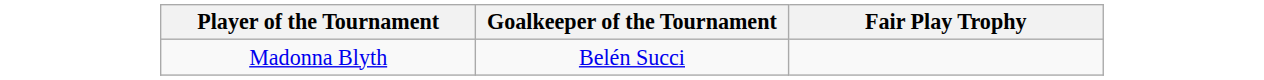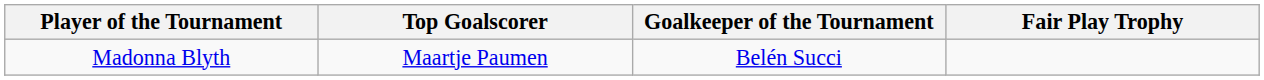+ column: (475, 22)
